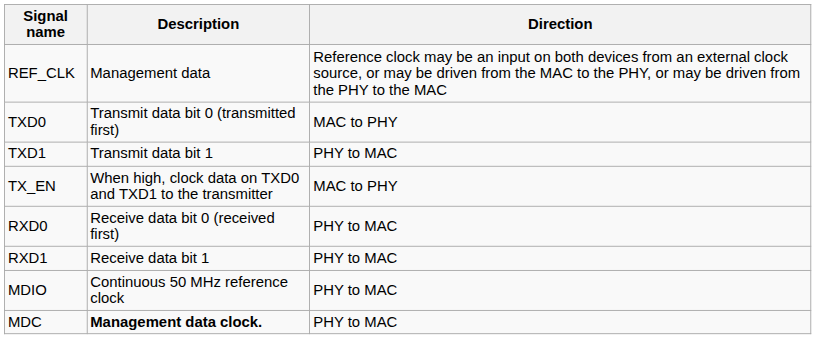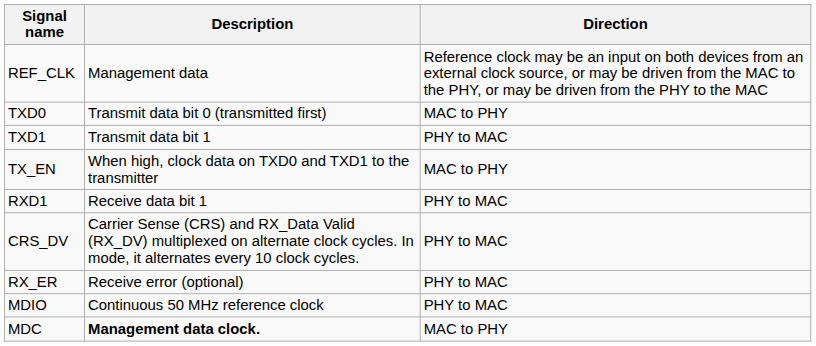- row: (28, 226)
+ row: (38, 241)
+ row: (33, 281)
(355, 322) PHY to MAC -> (466, 329) MAC to PHY
